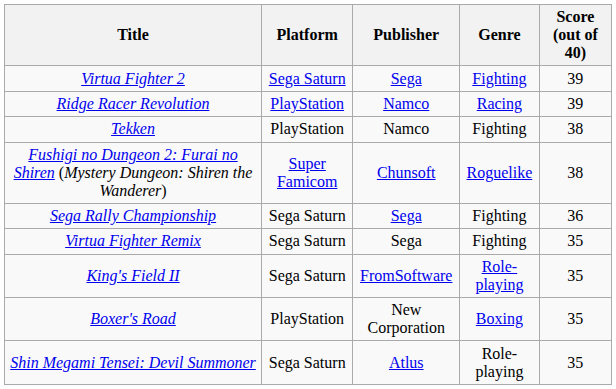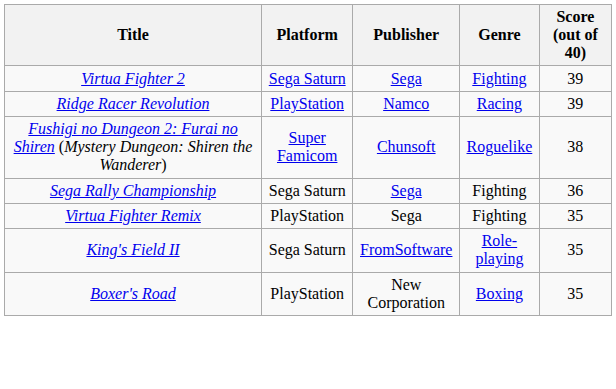- row: (133, 129)
(307, 241) Sega Saturn -> (307, 216) PlayStation
- row: (133, 362)
